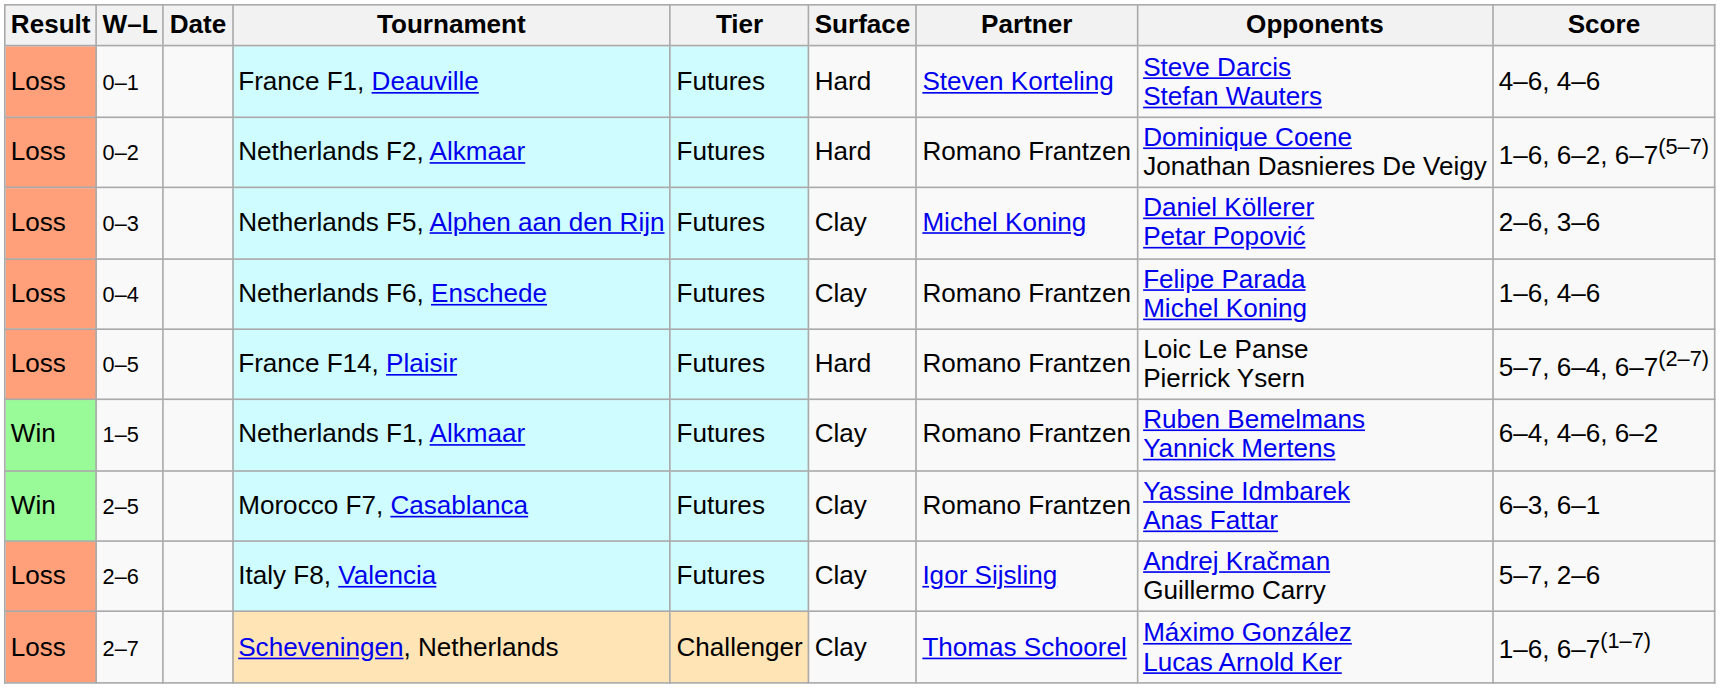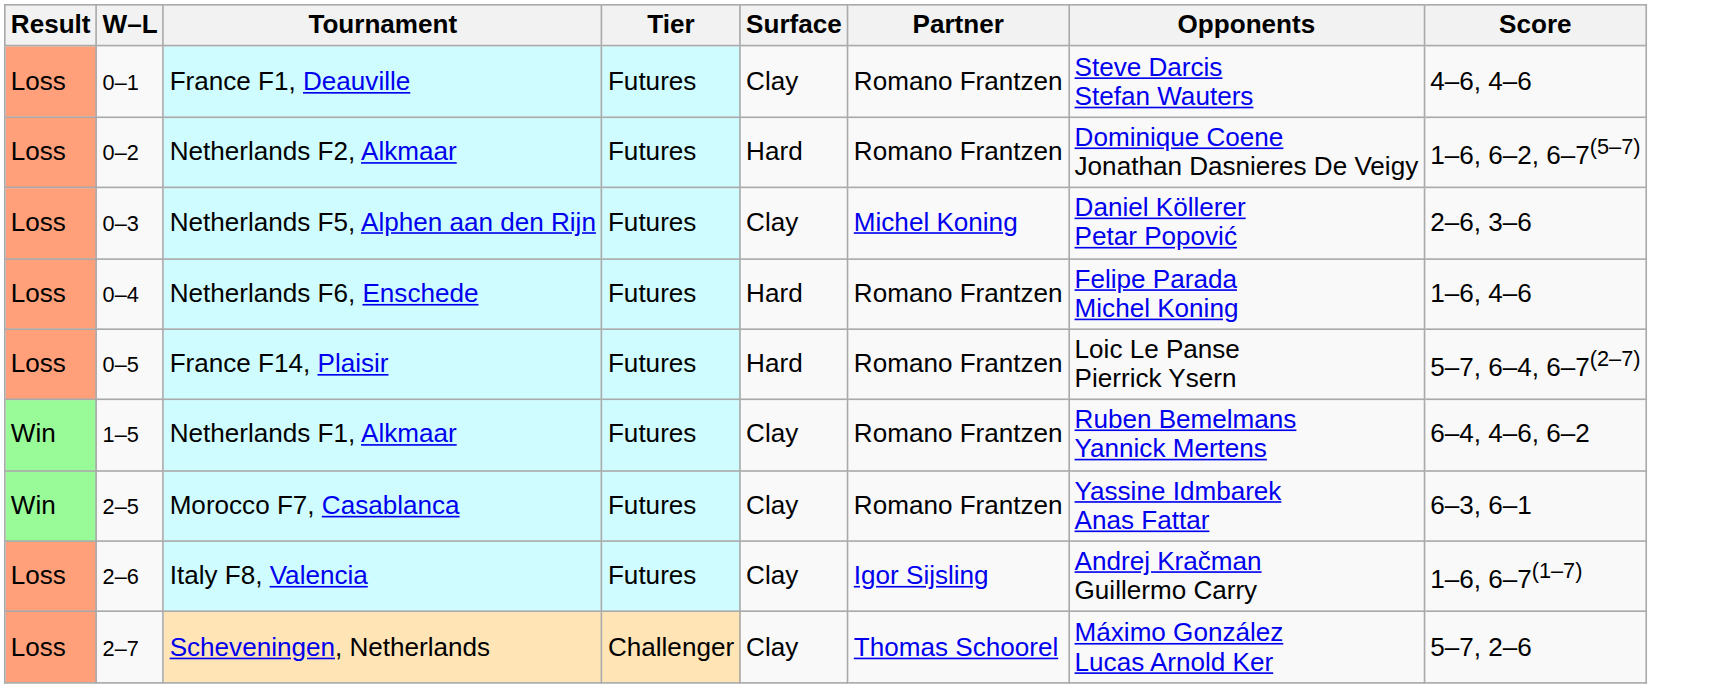- column: (198, 25)
(843, 81) Hard -> (772, 81) Clay
(1018, 81) Steven Korteling -> (958, 81) Romano Frantzen
(841, 293) Clay -> (774, 293) Hard
(1550, 576) 5–7, 2–6 -> (1506, 576) 1–6, 6–7(1–7)
(1575, 646) 1–6, 6–7(1–7) -> (1481, 646) 5–7, 2–6
